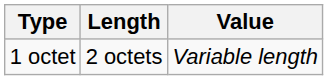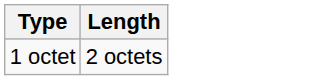- column: (245, 21)
